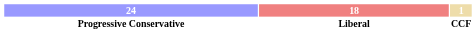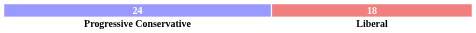- column: (461, 10)
